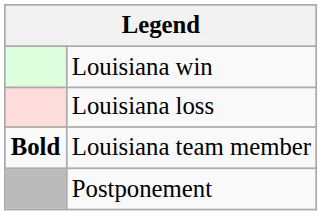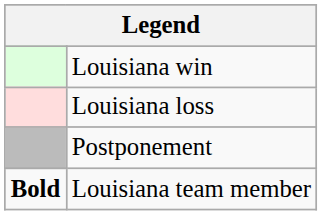rows swapped: (142, 188) <-> (191, 147)
